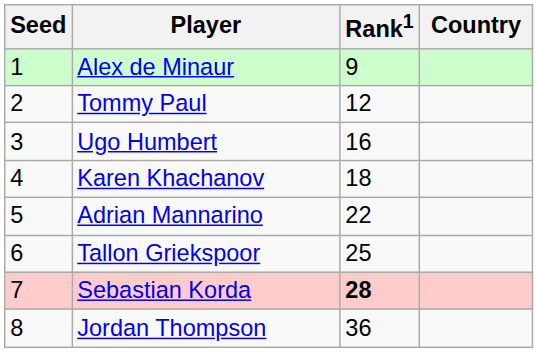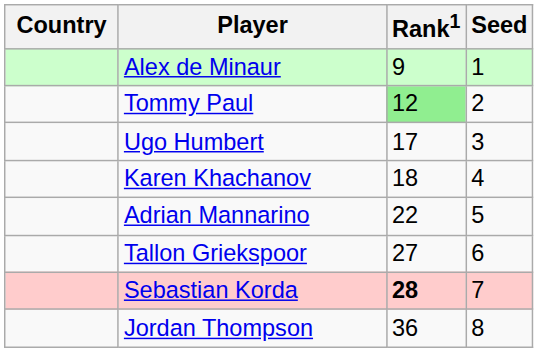columns swapped: (476, 26) <-> (38, 26)
(358, 104) no background -> (405, 104) lightgreen background
(358, 141) 16 -> (405, 141) 17
(358, 253) 25 -> (405, 253) 27
